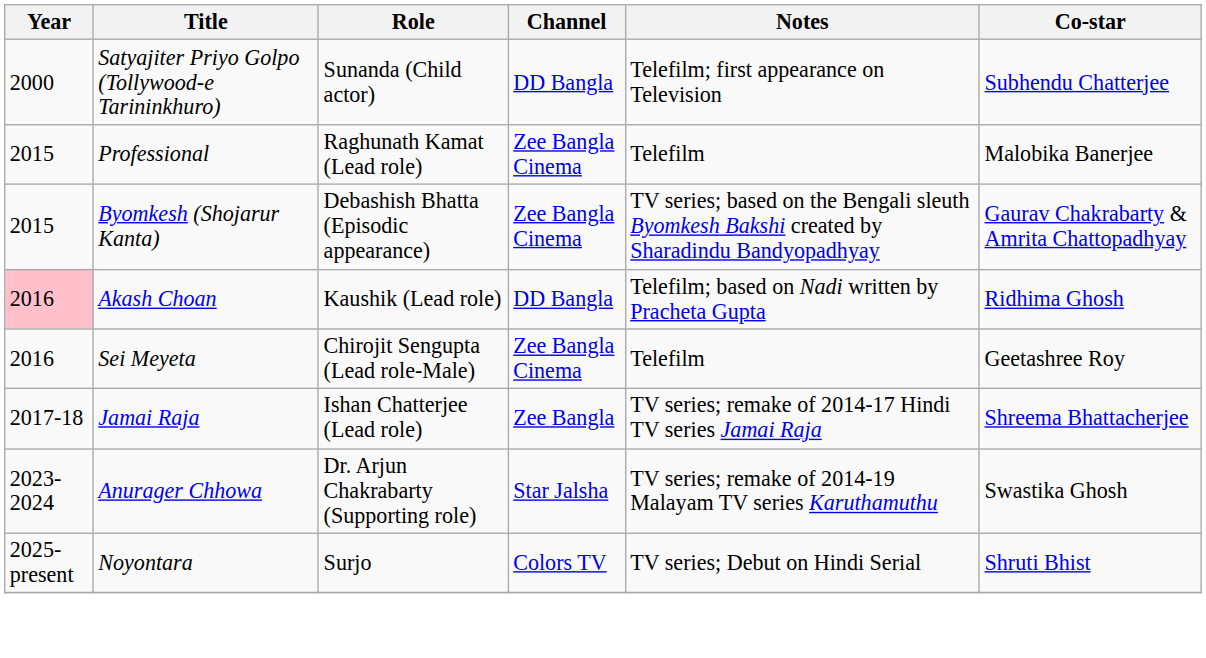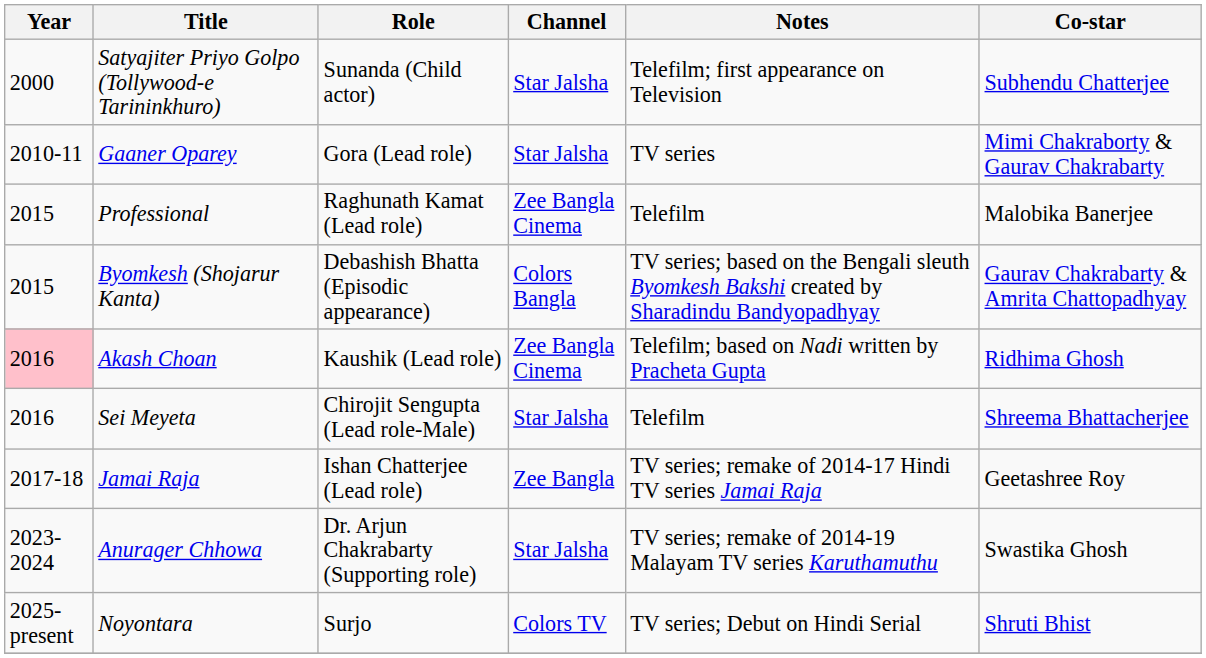(563, 81) DD Bangla -> (561, 81) Star Jalsha
+ row: (167, 154)
(564, 226) Zee Bangla Cinema -> (544, 286) Colors Bangla
(563, 298) DD Bangla -> (564, 358) Zee Bangla Cinema
(564, 358) Zee Bangla Cinema -> (561, 418) Star Jalsha
(1055, 358) Geetashree Roy -> (1087, 418) Shreema Bhattacherjee
(1087, 418) Shreema Bhattacherjee -> (1055, 478) Geetashree Roy
